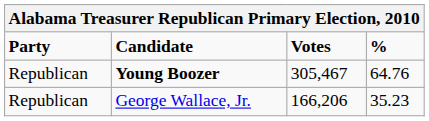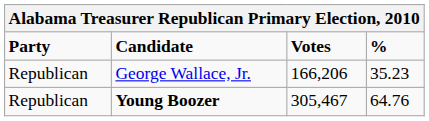rows swapped: (168, 73) <-> (183, 101)
